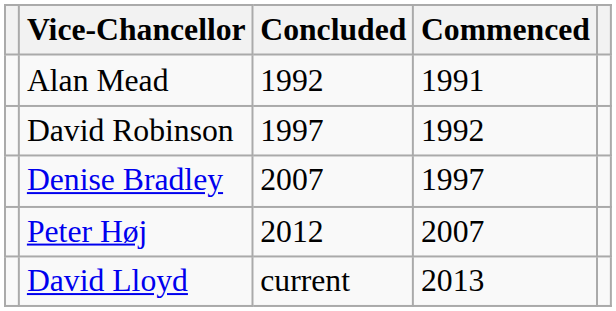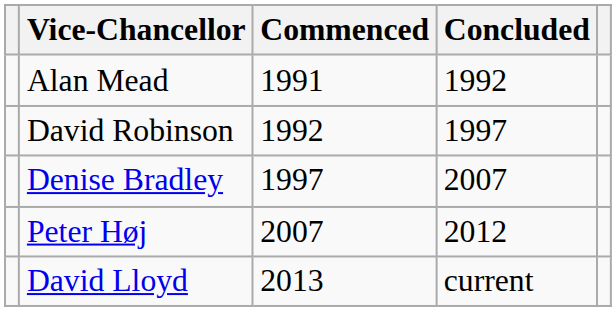columns swapped: (505, 29) <-> (333, 29)
